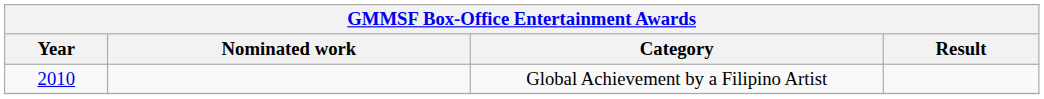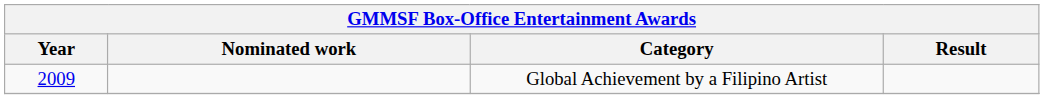(56, 78) 2010 -> (56, 78) 2009
